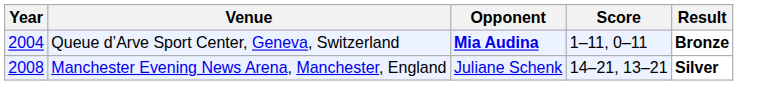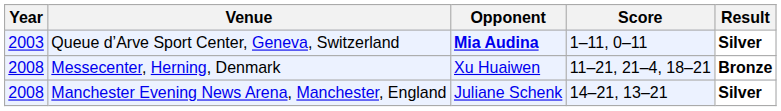(26, 43) 2004 -> (26, 43) 2003
(702, 43) Bronze -> (740, 43) Silver
+ row: (166, 68)
